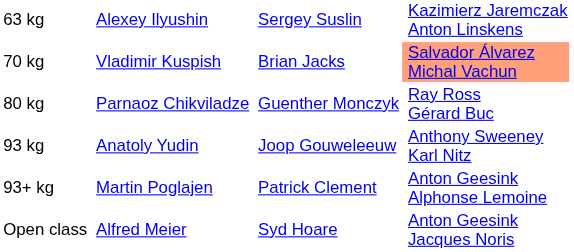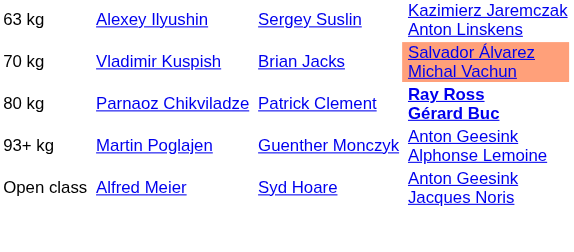(326, 104) Guenther Monczyk -> (315, 104) Patrick Clement
(449, 104) normal -> (451, 104) bold
- row: (24, 146)
(315, 188) Patrick Clement -> (326, 146) Guenther Monczyk
